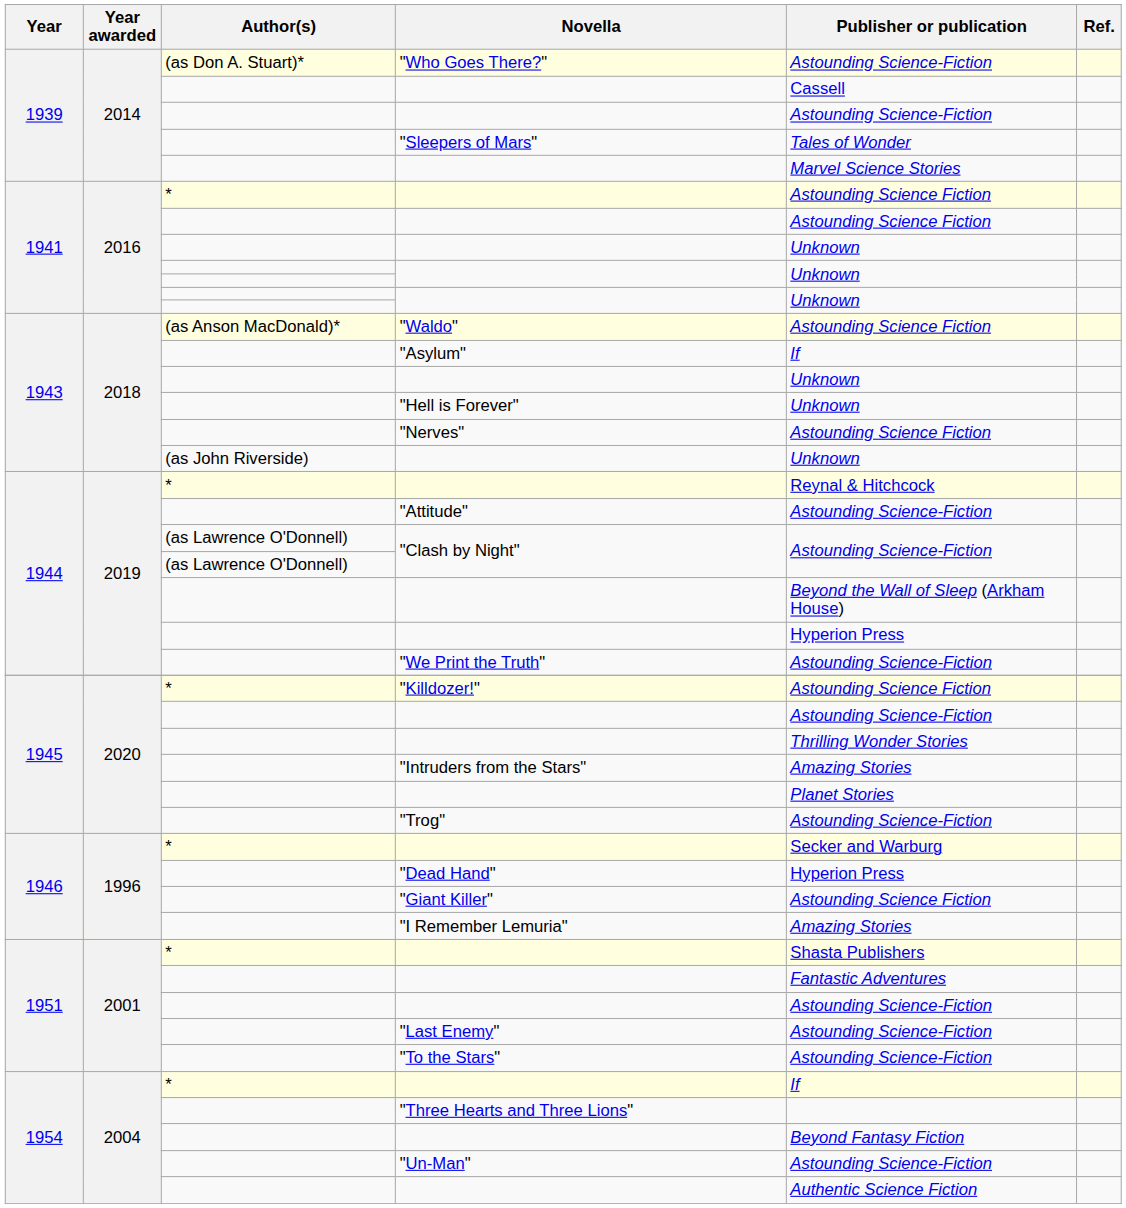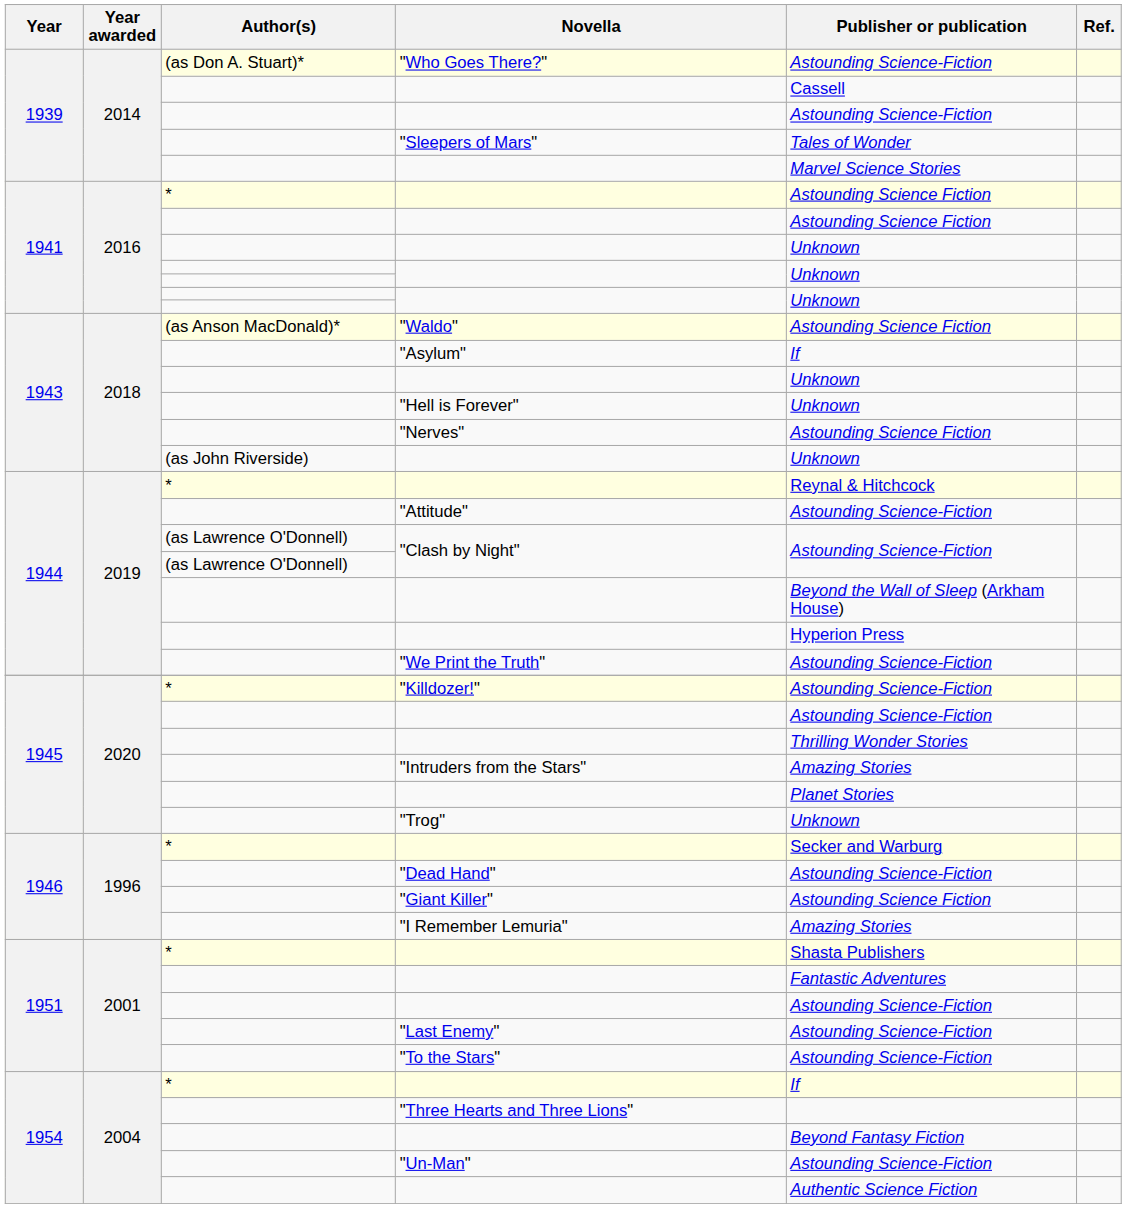(891, 688) Astounding Science Fiction -> (891, 688) Astounding Science-Fiction
(891, 820) Astounding Science-Fiction -> (825, 820) Unknown
(847, 873) Hyperion Press -> (891, 873) Astounding Science-Fiction
